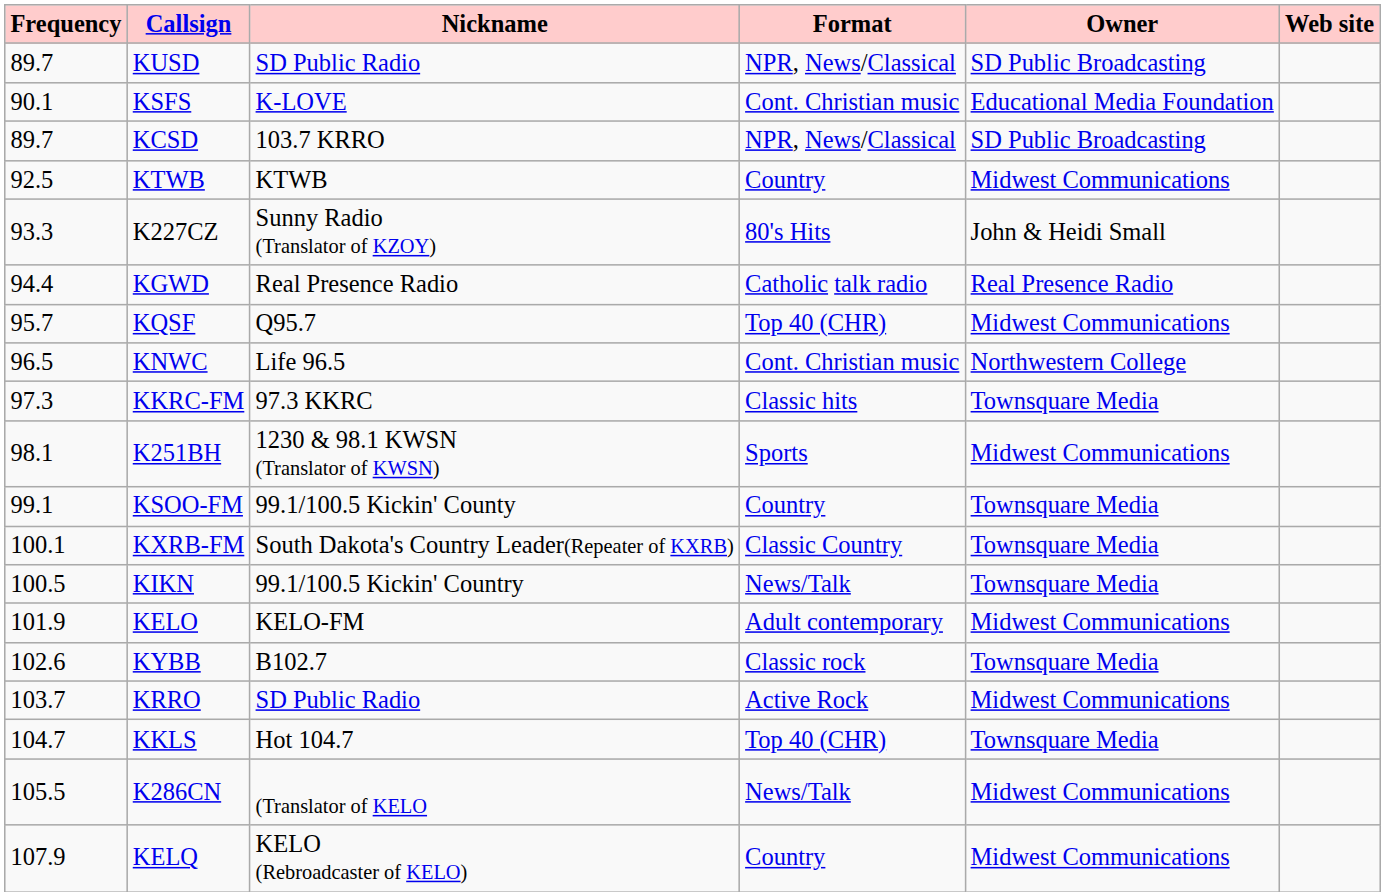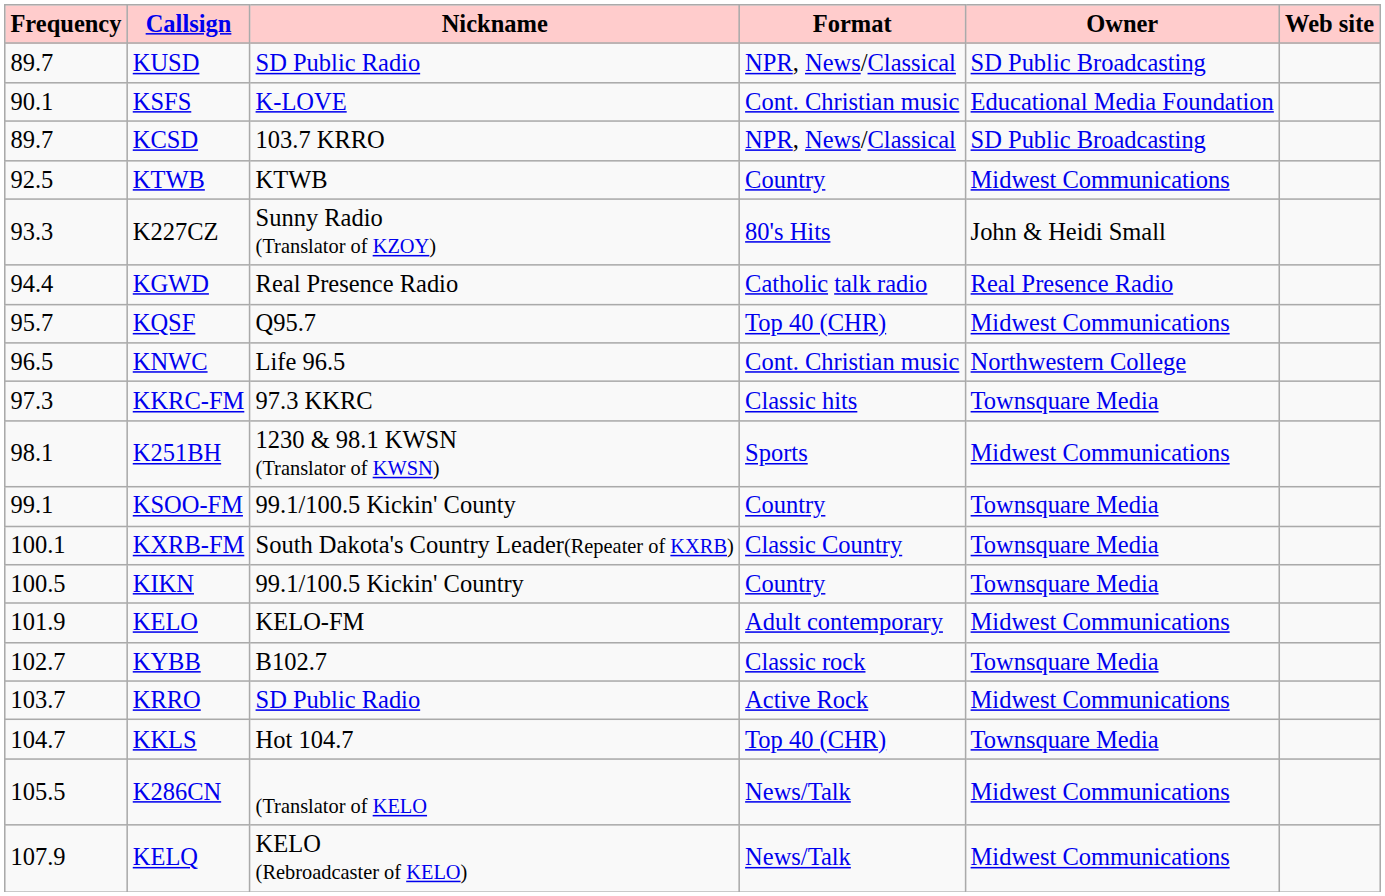(798, 583) News/Talk -> (785, 583) Country
(38, 661) 102.6 -> (38, 661) 102.7
(785, 857) Country -> (798, 857) News/Talk
